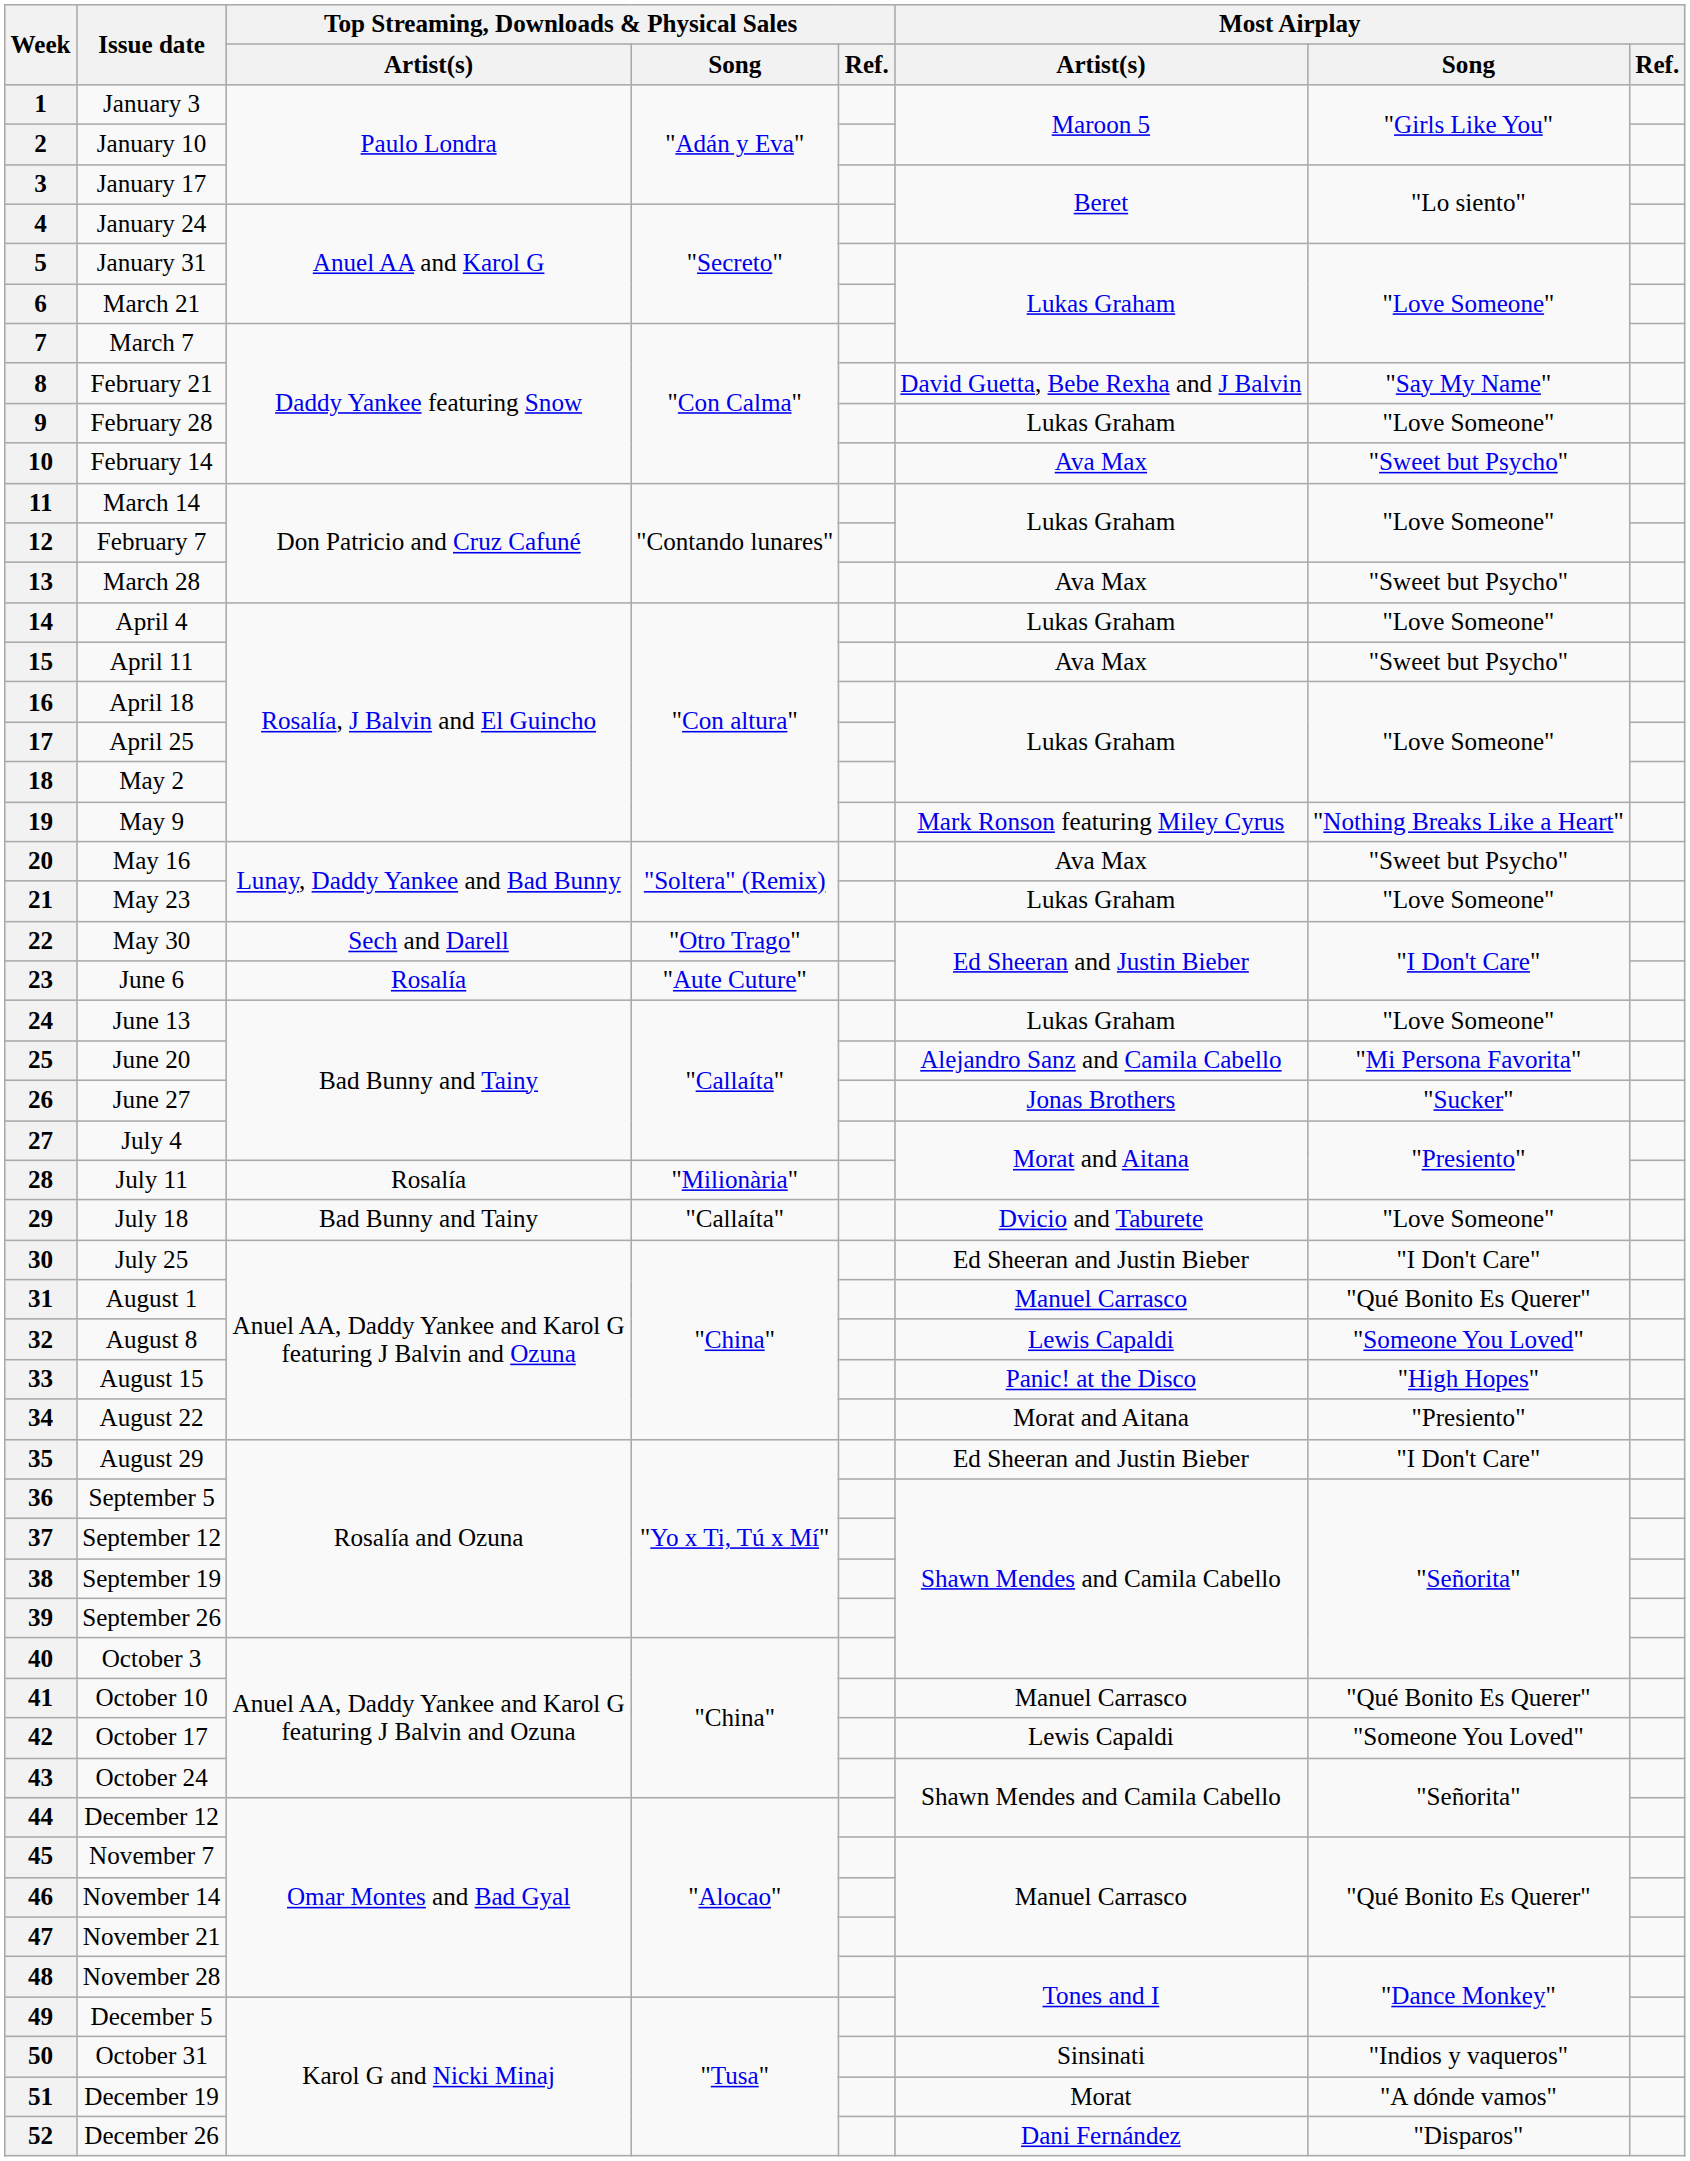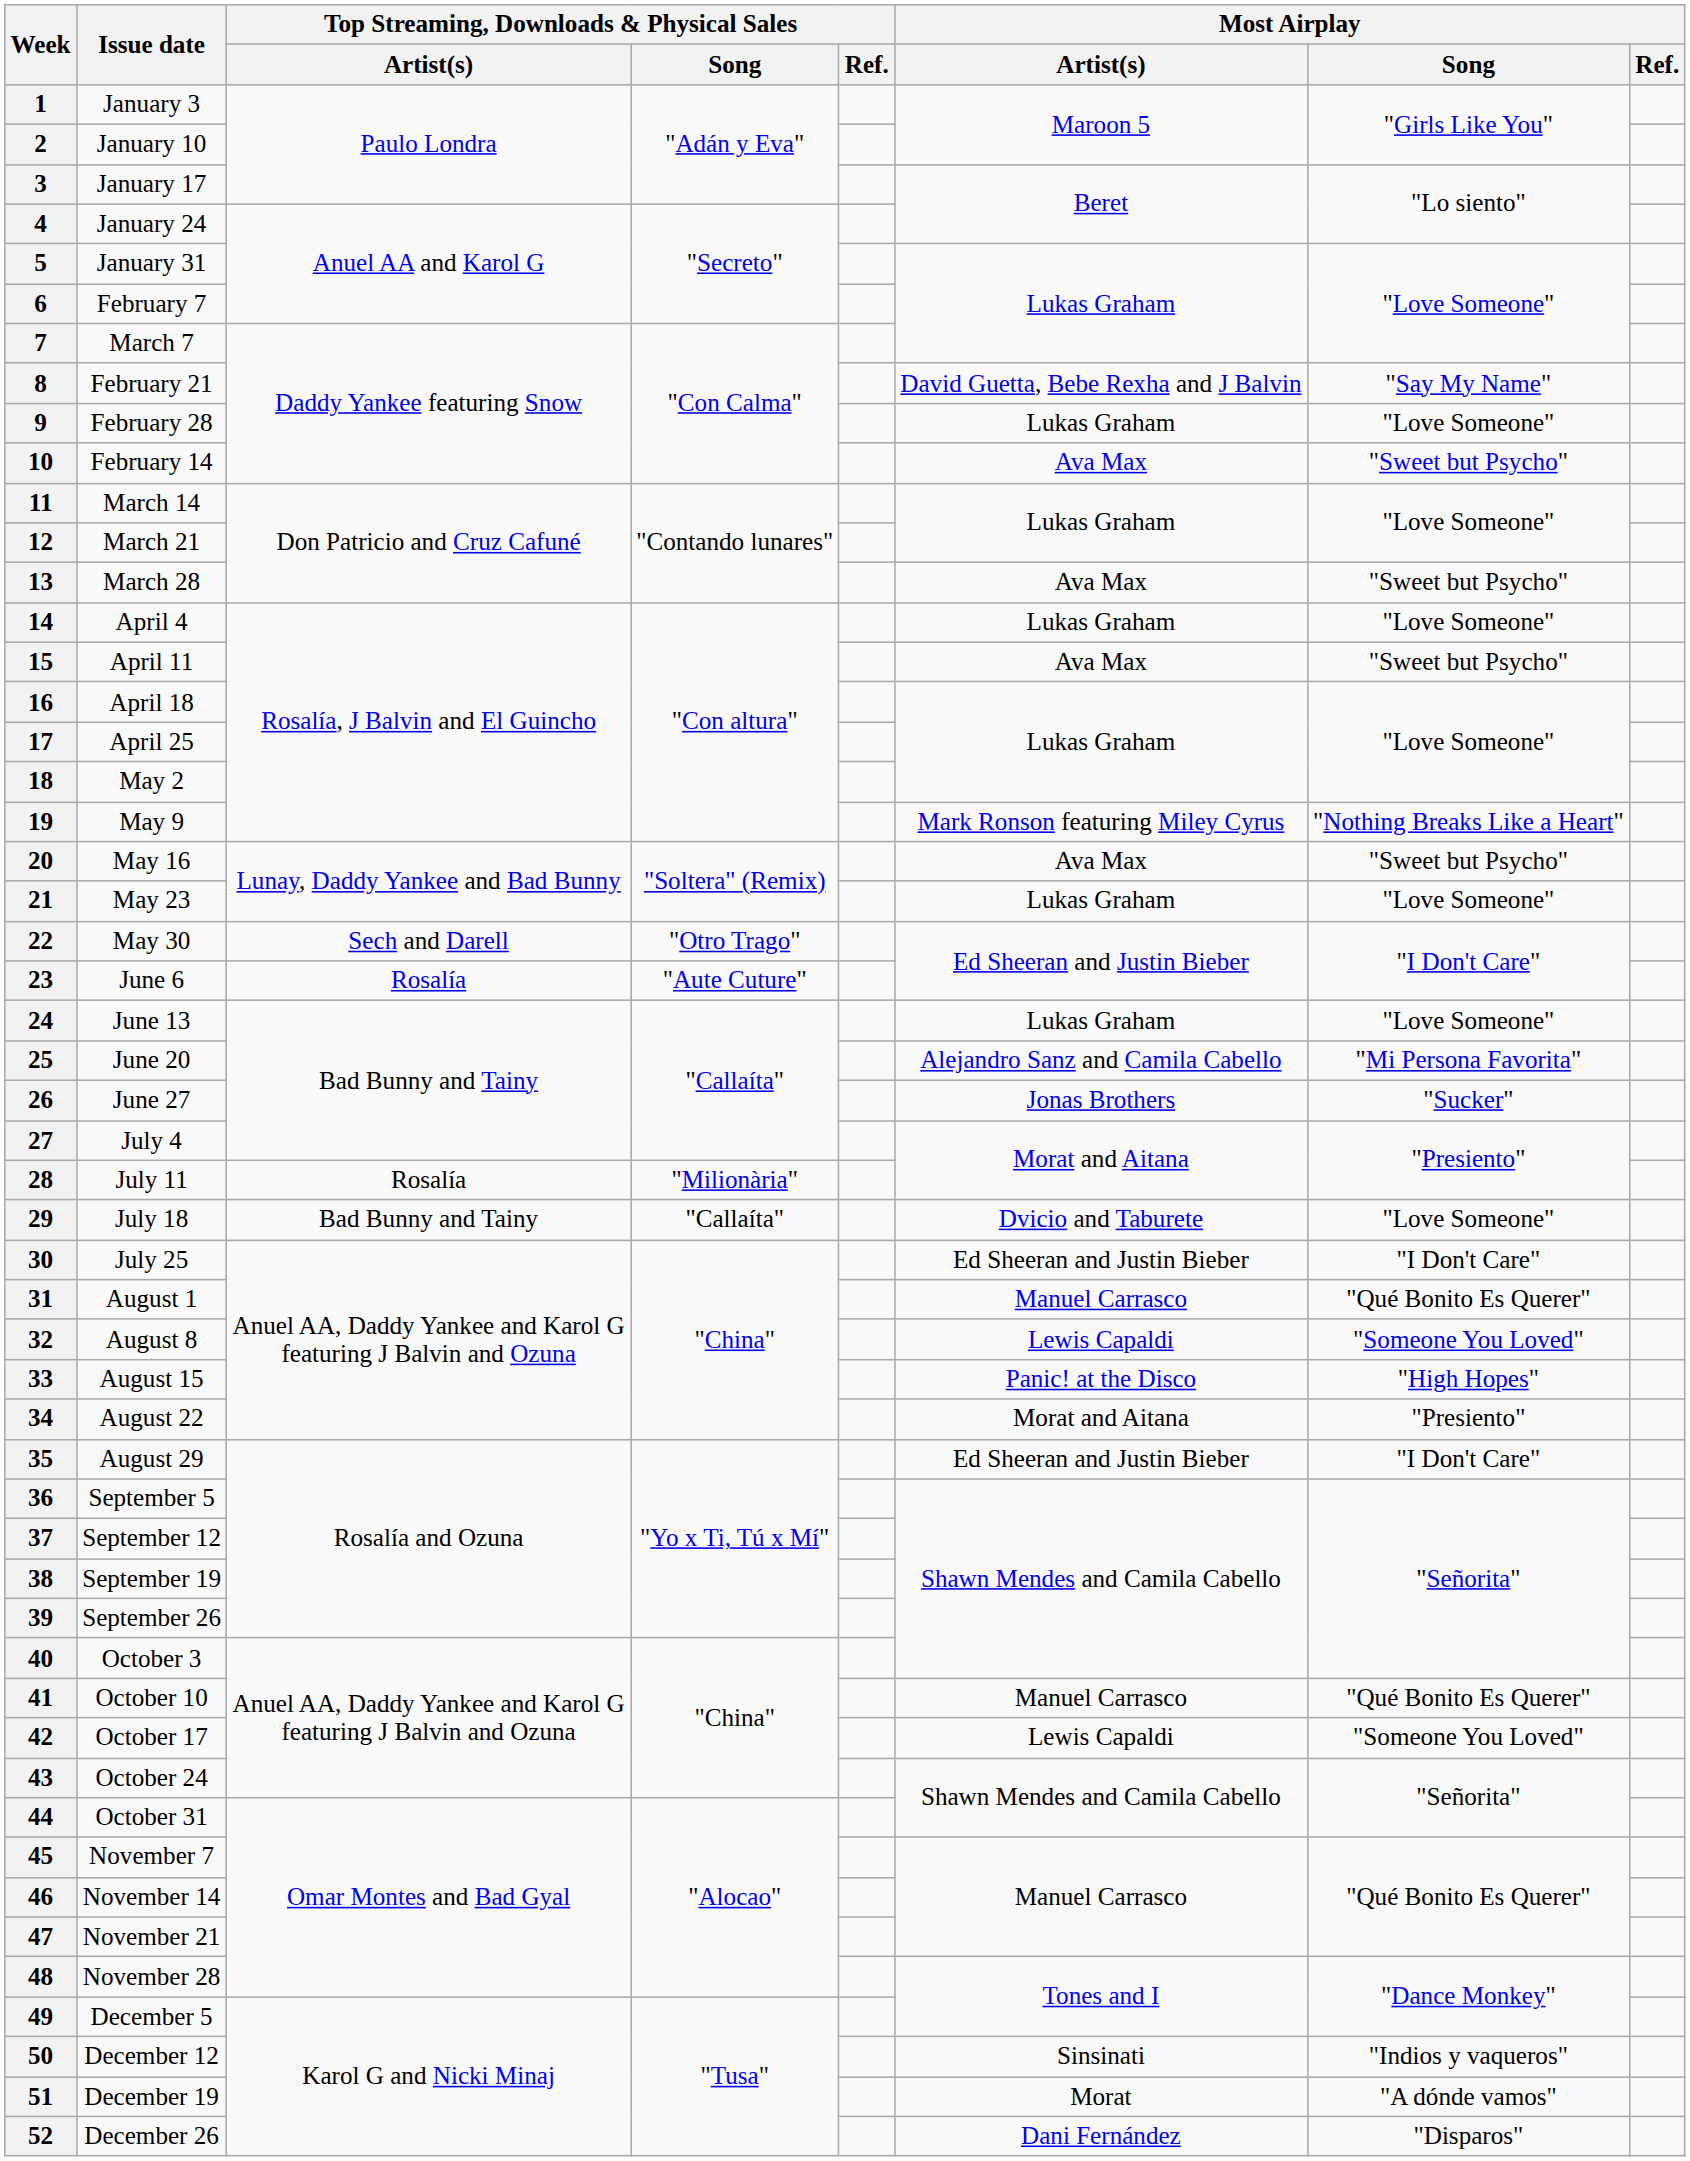(152, 303) March 21 -> (152, 303) February 7
(152, 542) February 7 -> (152, 542) March 21
(152, 1817) December 12 -> (152, 1817) October 31
(152, 2056) October 31 -> (152, 2056) December 12
